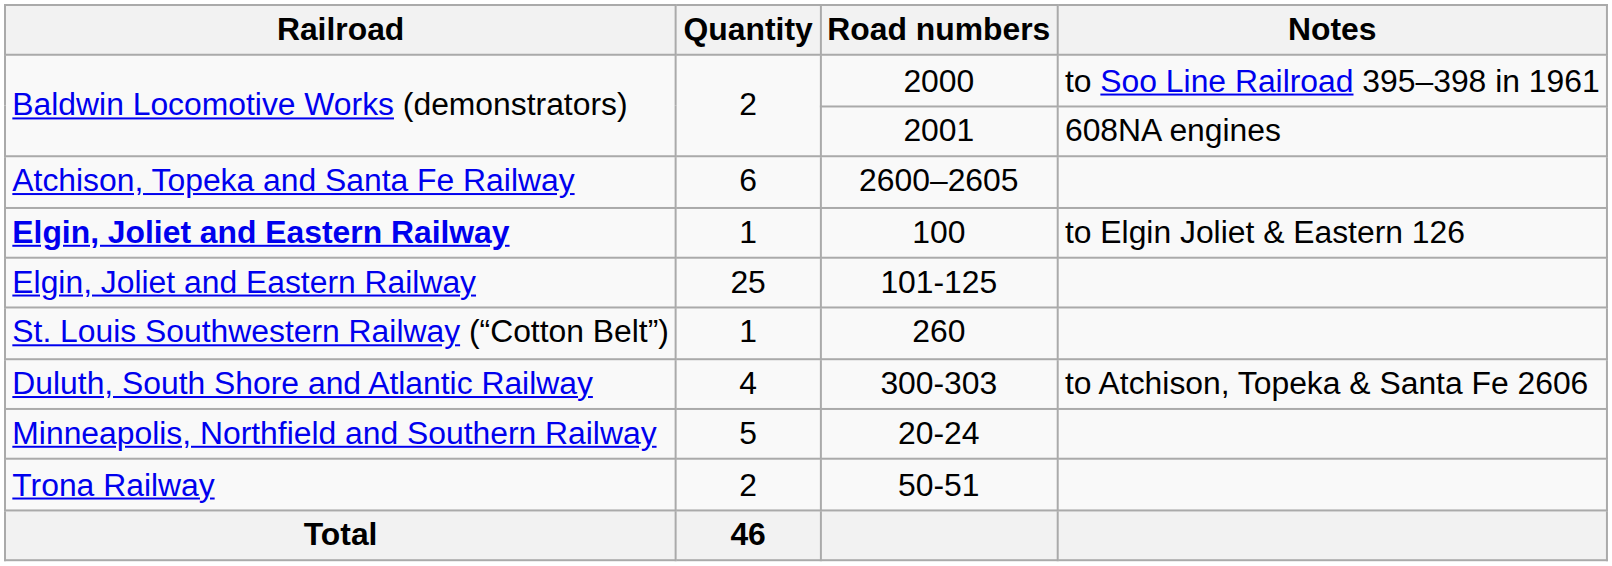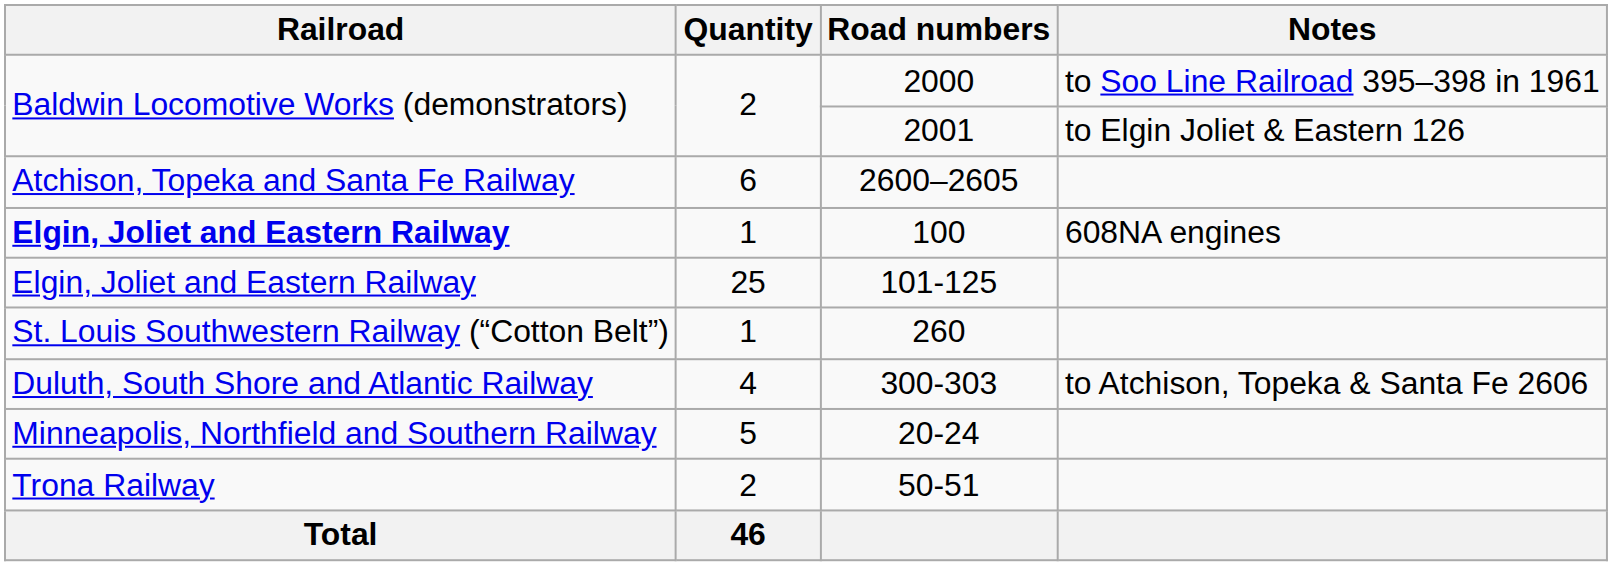(1173, 130) 608NA engines -> (1265, 130) to Elgin Joliet & Eastern 126
(1265, 231) to Elgin Joliet & Eastern 126 -> (1173, 231) 608NA engines
